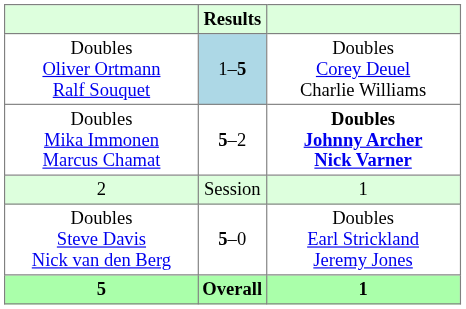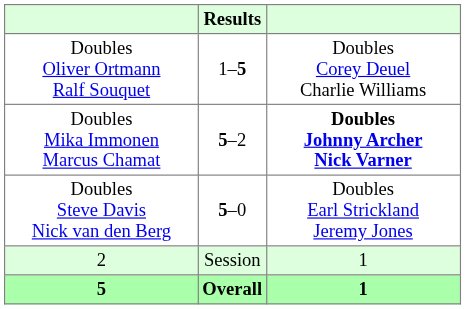(232, 68) lightblue background -> (232, 68) no background
rows swapped: (101, 239) <-> (101, 189)
